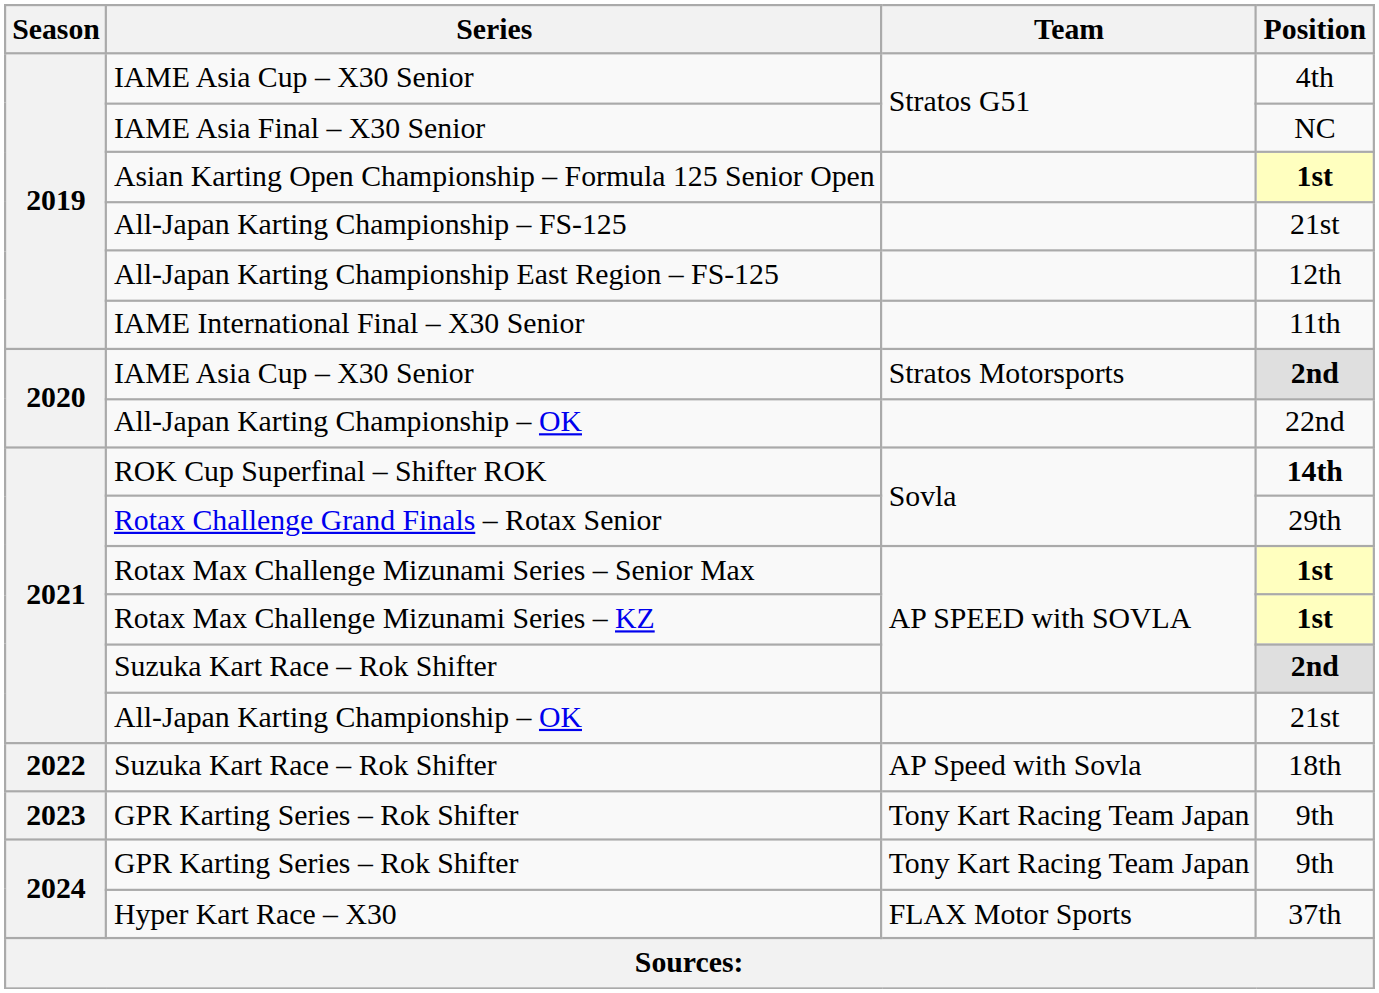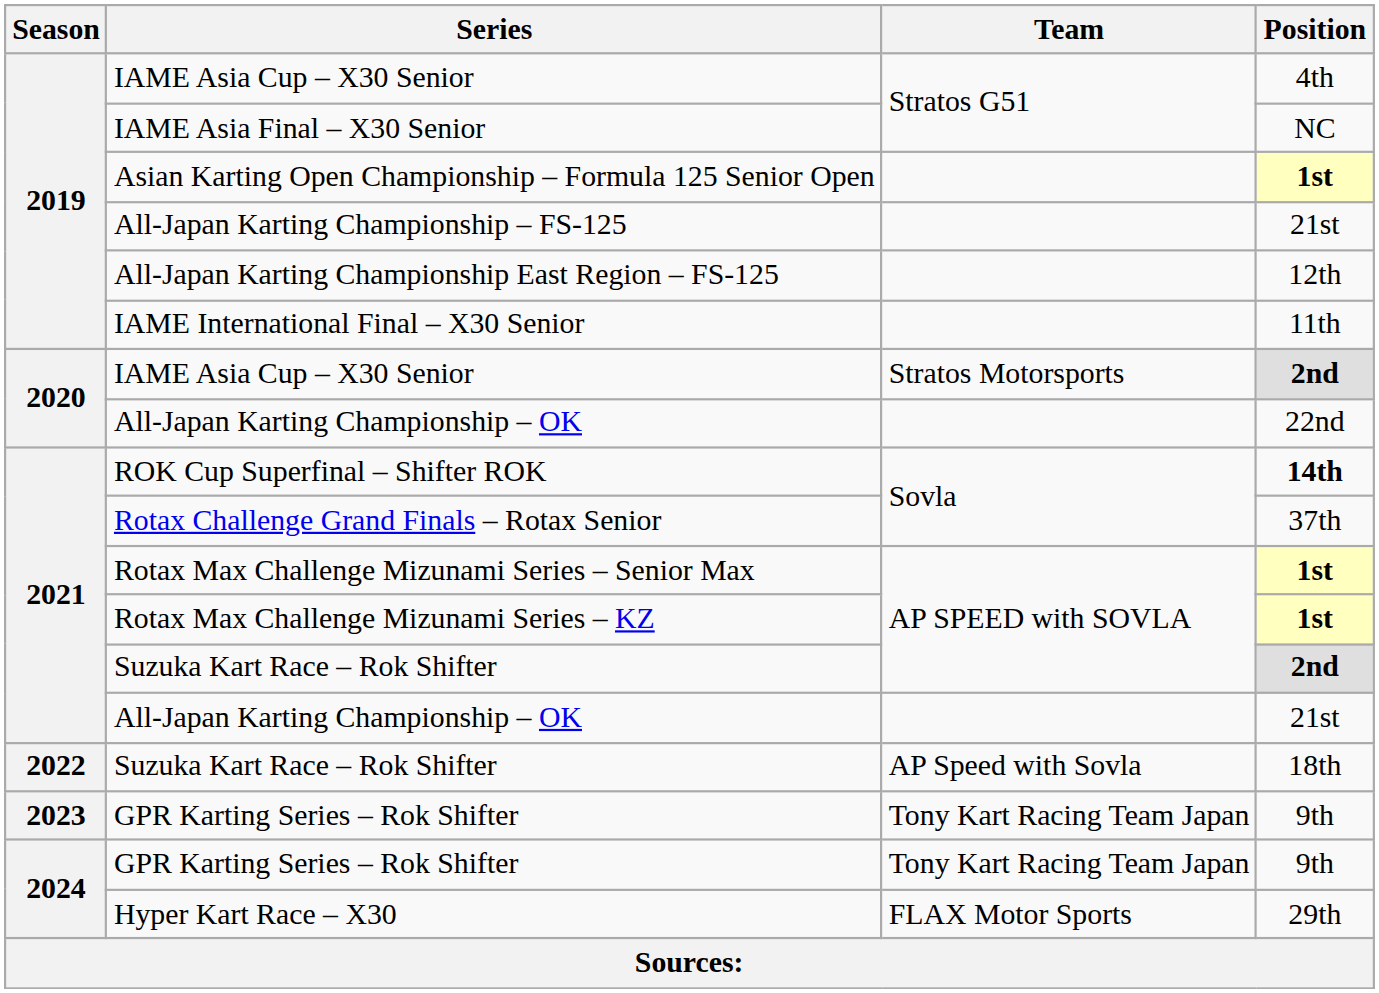(1315, 520) 29th -> (1315, 520) 37th
(1315, 913) 37th -> (1315, 913) 29th
